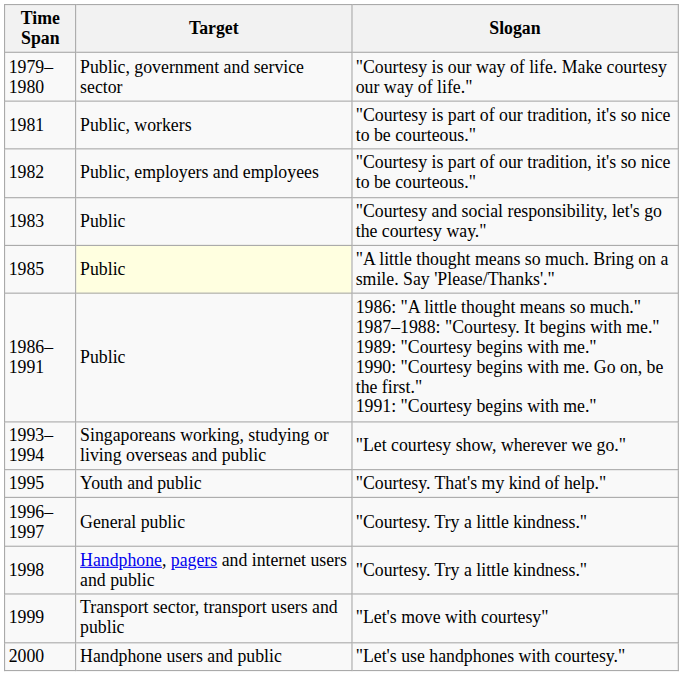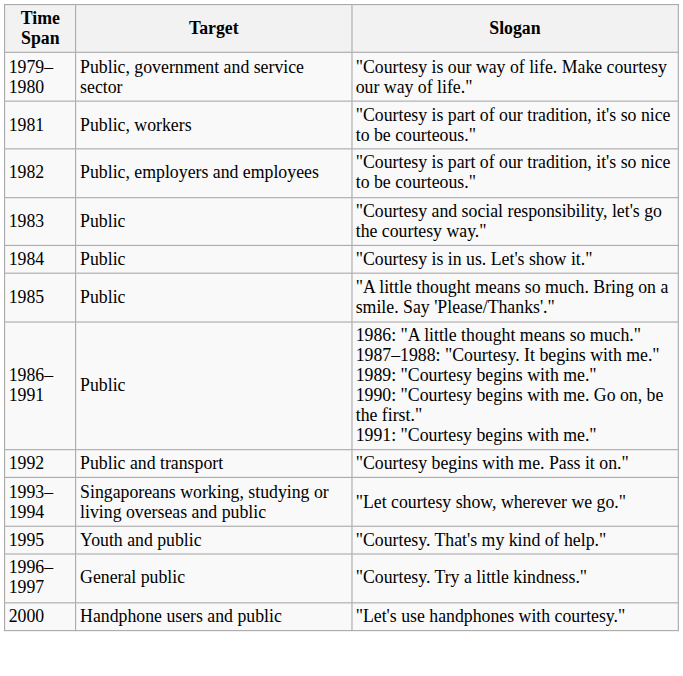+ row: (26, 259)
(103, 269) lightyellow background -> (103, 297) no background
+ row: (26, 463)
- row: (26, 569)
- row: (26, 618)
